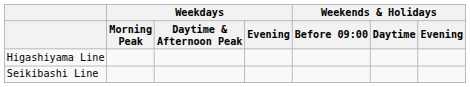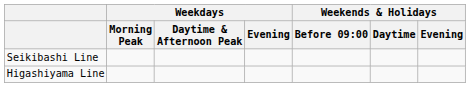rows swapped: (56, 57) <-> (53, 74)
